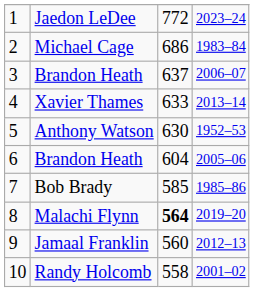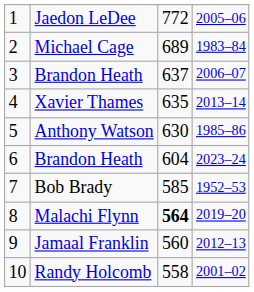(221, 18) 2023–24 -> (221, 18) 2005–06
(175, 46) 686 -> (175, 46) 689
(175, 103) 633 -> (175, 103) 635
(221, 131) 1952–53 -> (221, 131) 1985–86
(221, 159) 2005–06 -> (221, 159) 2023–24
(221, 187) 1985–86 -> (221, 187) 1952–53
